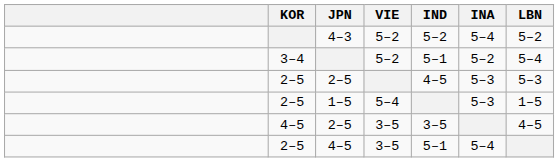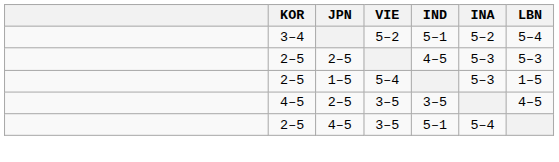- row: (292, 37)
